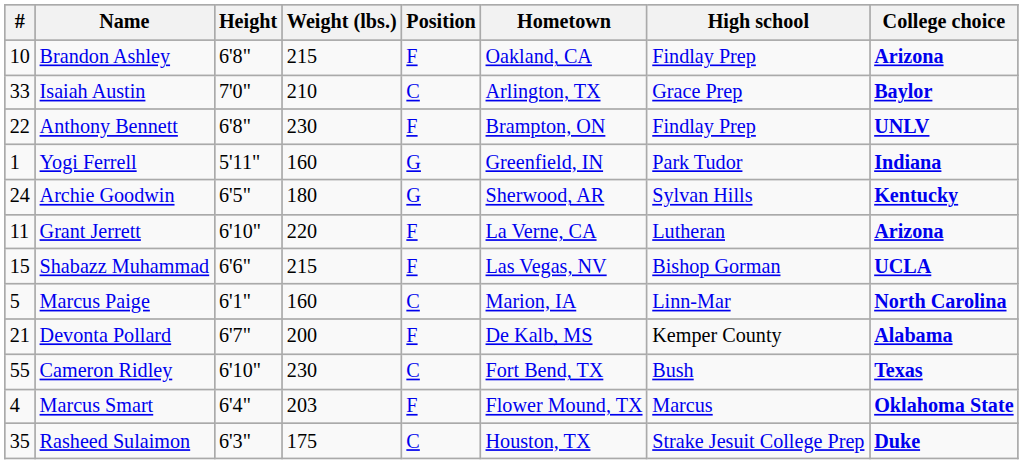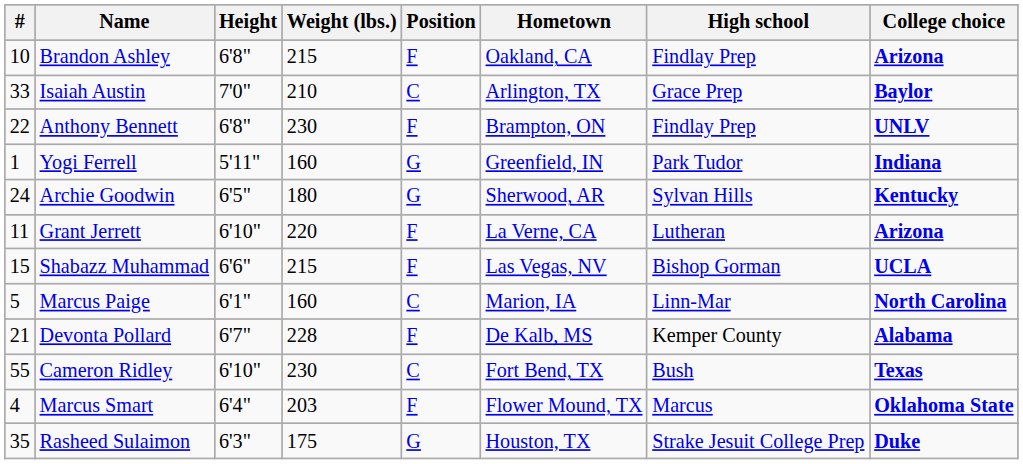(302, 336) 200 -> (302, 336) 228
(413, 440) C -> (414, 440) G
